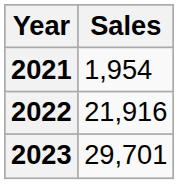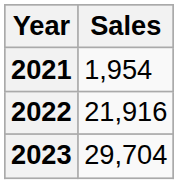(126, 155) 29,701 -> (126, 155) 29,704
